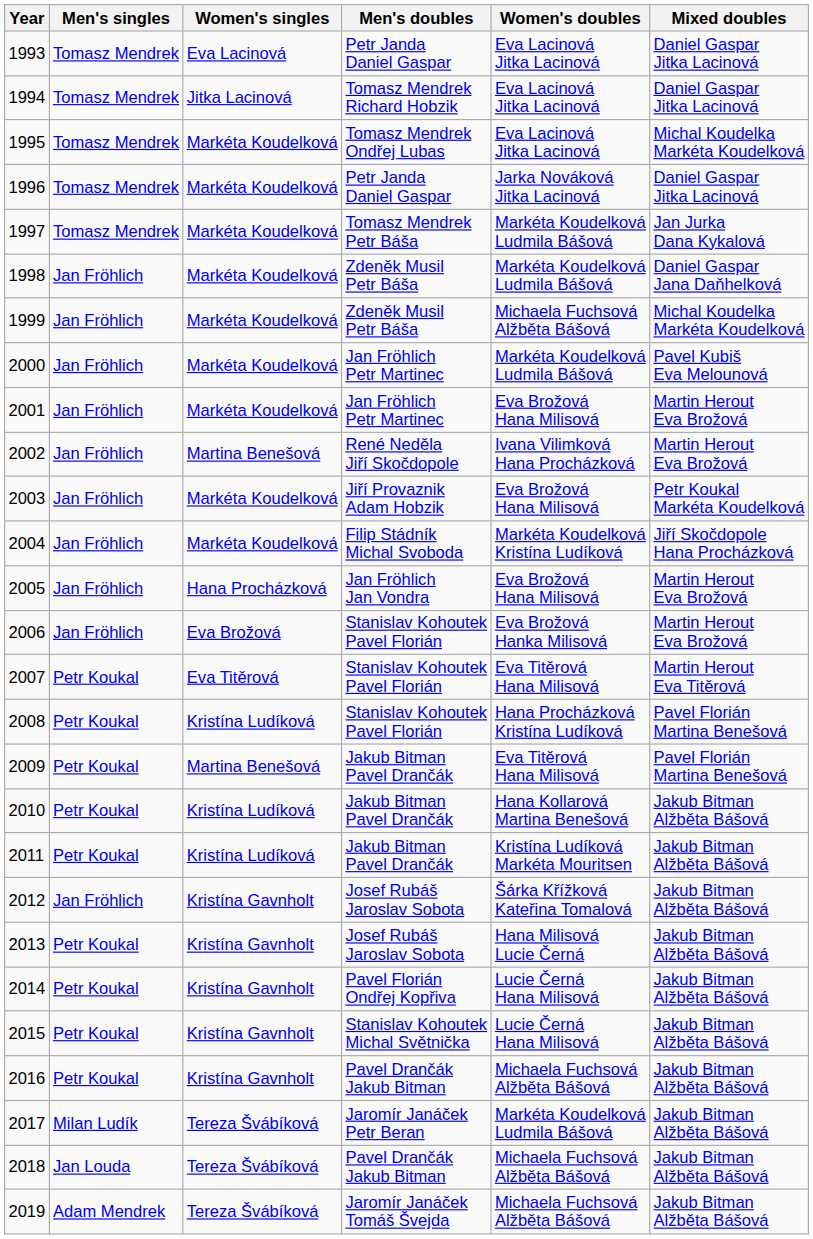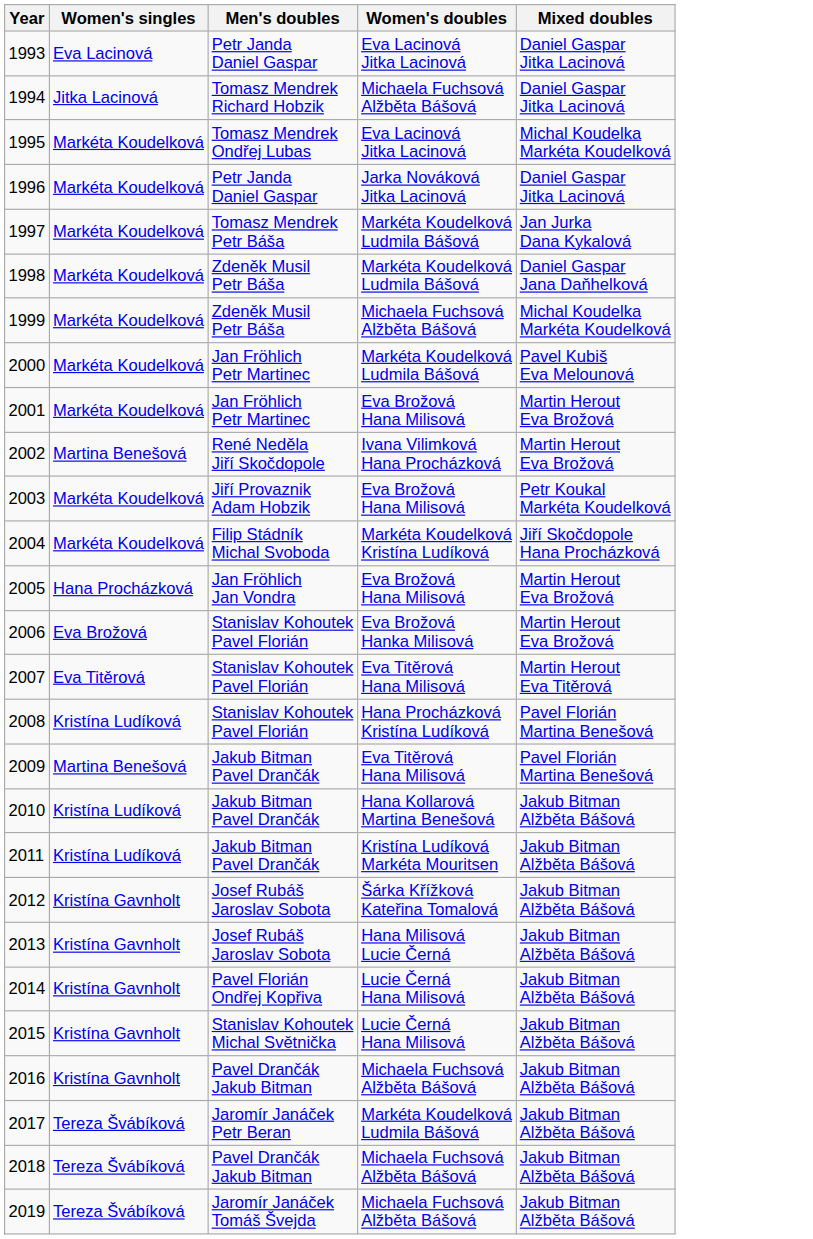- column: (116, 18)
(547, 98) Eva Lacinová Jitka Lacinová -> (432, 98) Michaela Fuchsová Alžběta Bášová
